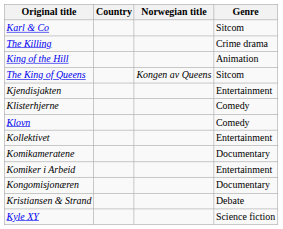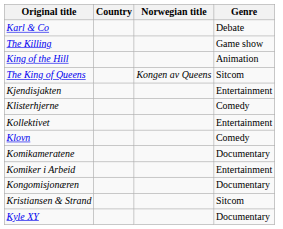(230, 28) Sitcom -> (230, 28) Debate
(242, 43) Crime drama -> (240, 43) Game show
rows swapped: (18, 122) <-> (28, 138)
(230, 201) Debate -> (230, 201) Sitcom
(246, 216) Science fiction -> (243, 216) Documentary
